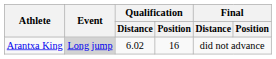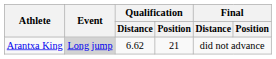(135, 46) 6.02 -> (135, 46) 6.62
(174, 46) 16 -> (174, 46) 21
